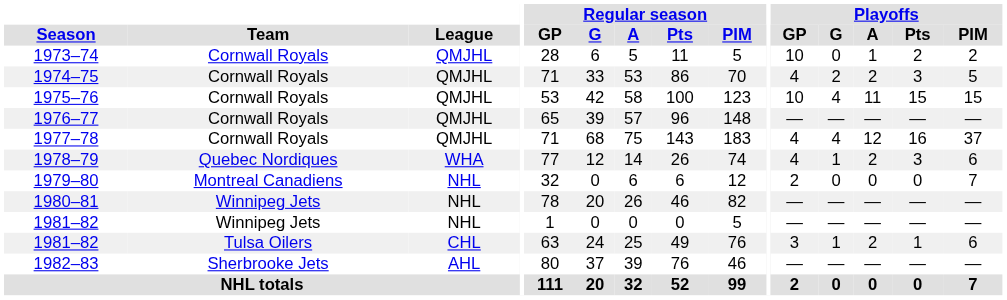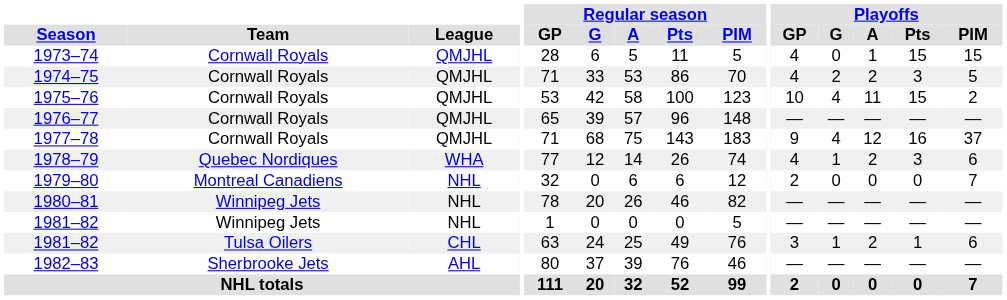(794, 55) 10 -> (794, 55) 4
(918, 55) 2 -> (918, 55) 15
(973, 55) 2 -> (973, 55) 15
(973, 97) 15 -> (973, 97) 2
(794, 139) 4 -> (794, 139) 9
